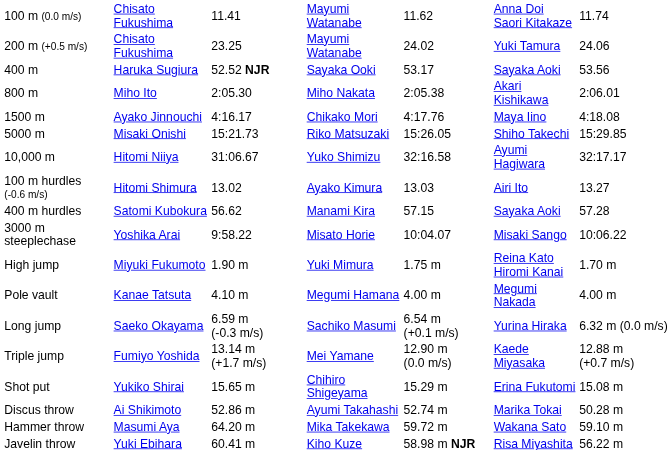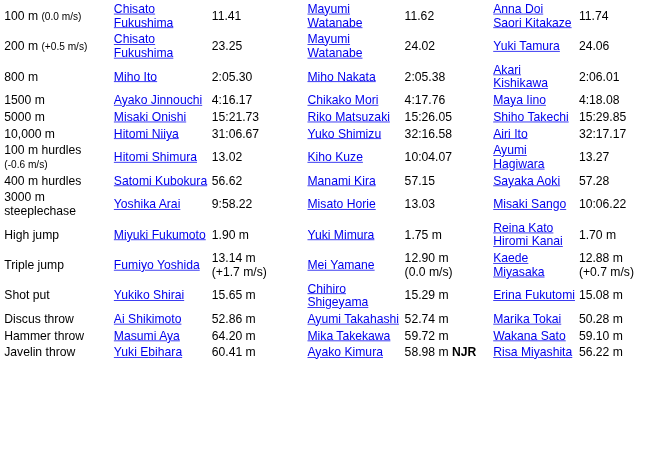- row: (21, 70)
(519, 157) Ayumi Hagiwara -> (510, 133) Airi Ito
(344, 187) Ayako Kimura -> (335, 157) Kiho Kuze
(419, 187) 13.03 -> (428, 157) 10:04.07
(511, 187) Airi Ito -> (519, 157) Ayumi Hagiwara
(427, 234) 10:04.07 -> (420, 204) 13.03
- row: (31, 295)
- row: (33, 326)
(334, 443) Kiho Kuze -> (345, 352) Ayako Kimura
